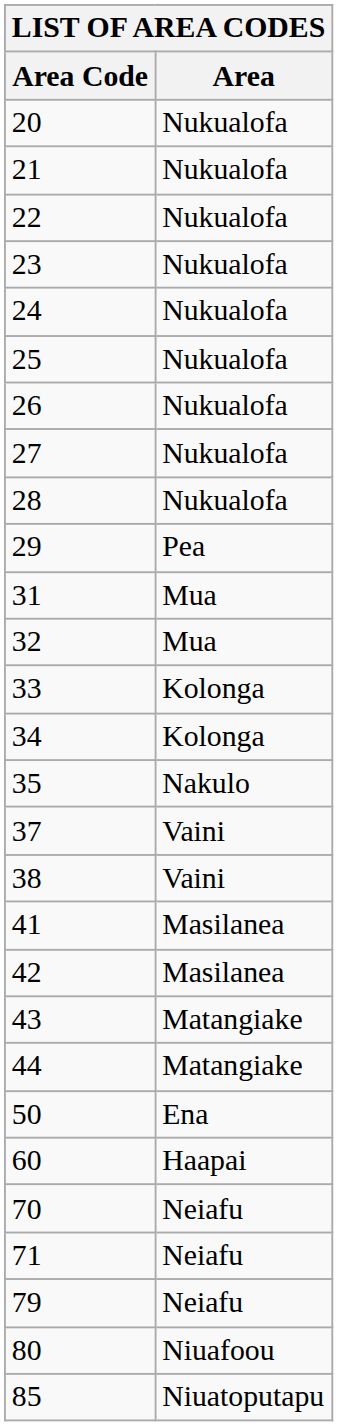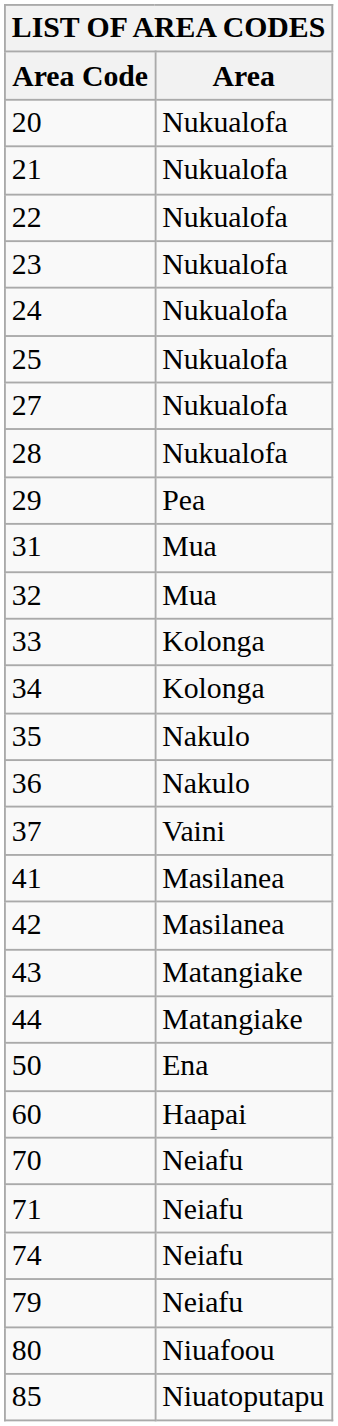- row: (27, 405)
+ row: (27, 783)
- row: (27, 877)
+ row: (27, 1255)
